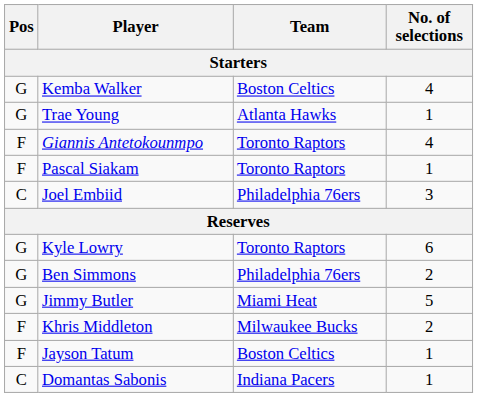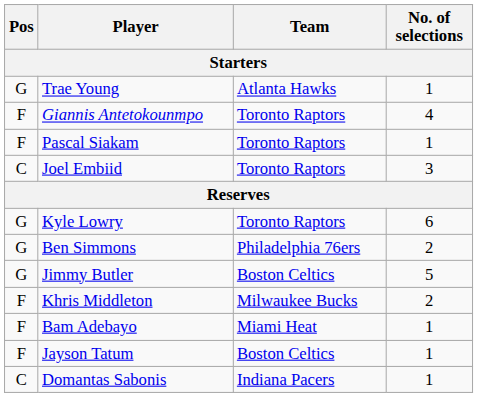- row: (92, 89)
(299, 194) Philadelphia 76ers -> (291, 168) Toronto Raptors
(277, 300) Miami Heat -> (286, 273) Boston Celtics
+ row: (89, 326)
